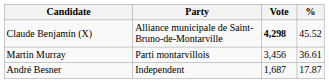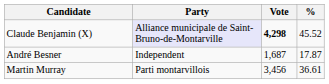(194, 33) no background -> (194, 33) lavender background
rows swapped: (36, 54) <-> (34, 70)
